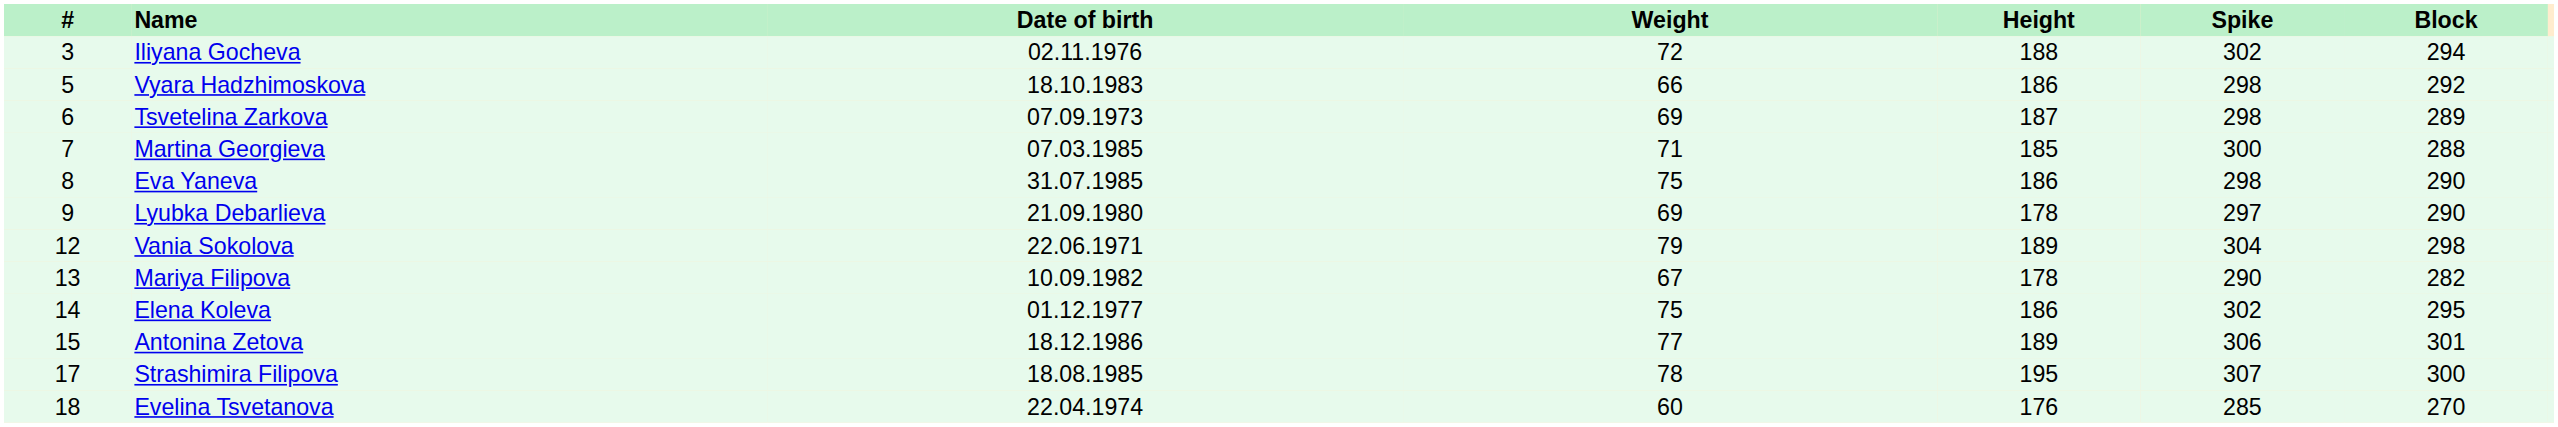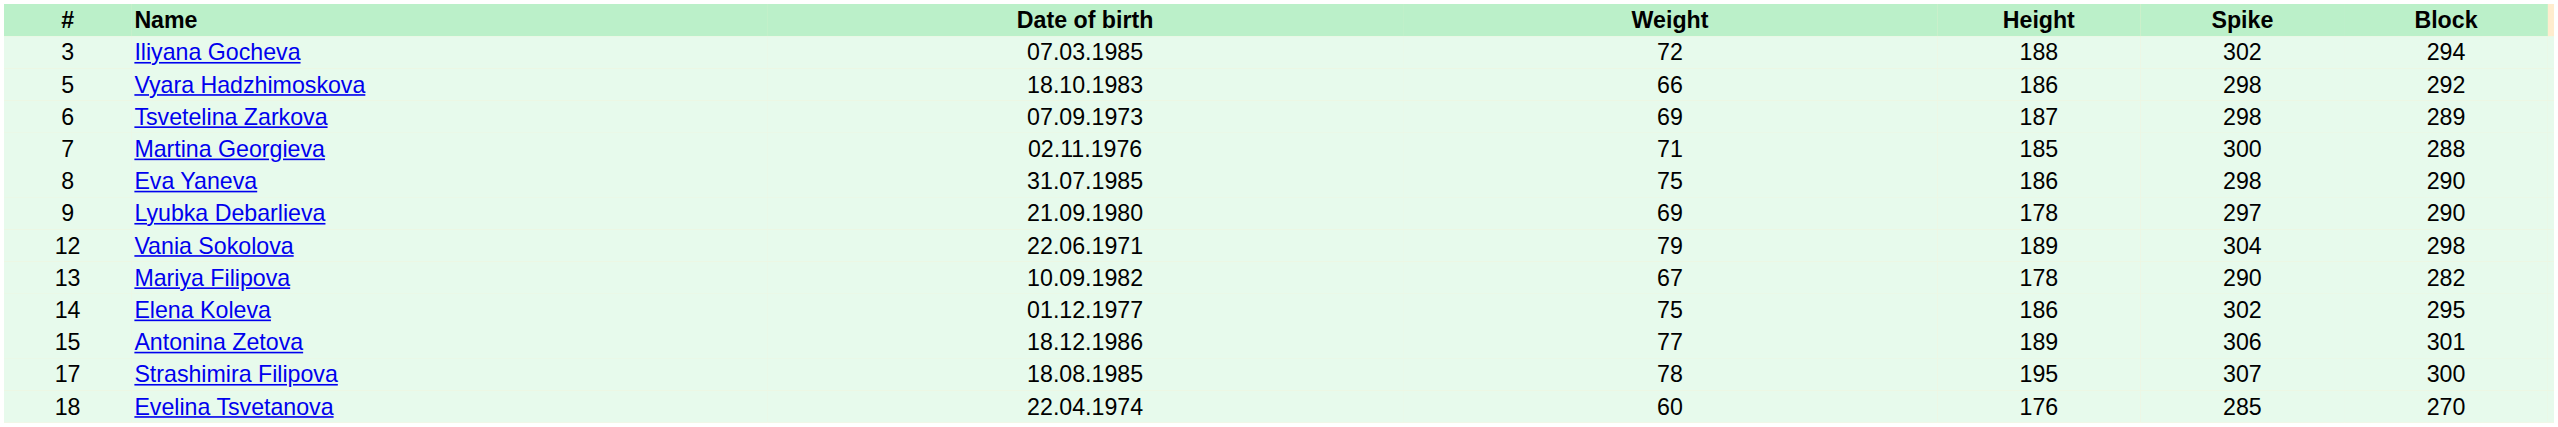(1085, 52) 02.11.1976 -> (1085, 52) 07.03.1985
(1085, 149) 07.03.1985 -> (1085, 149) 02.11.1976
